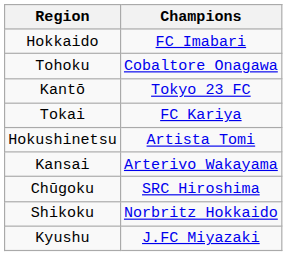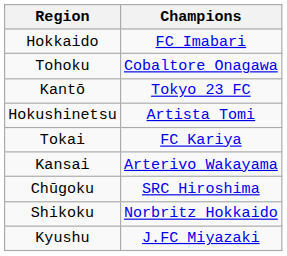rows swapped: (62, 140) <-> (62, 115)
